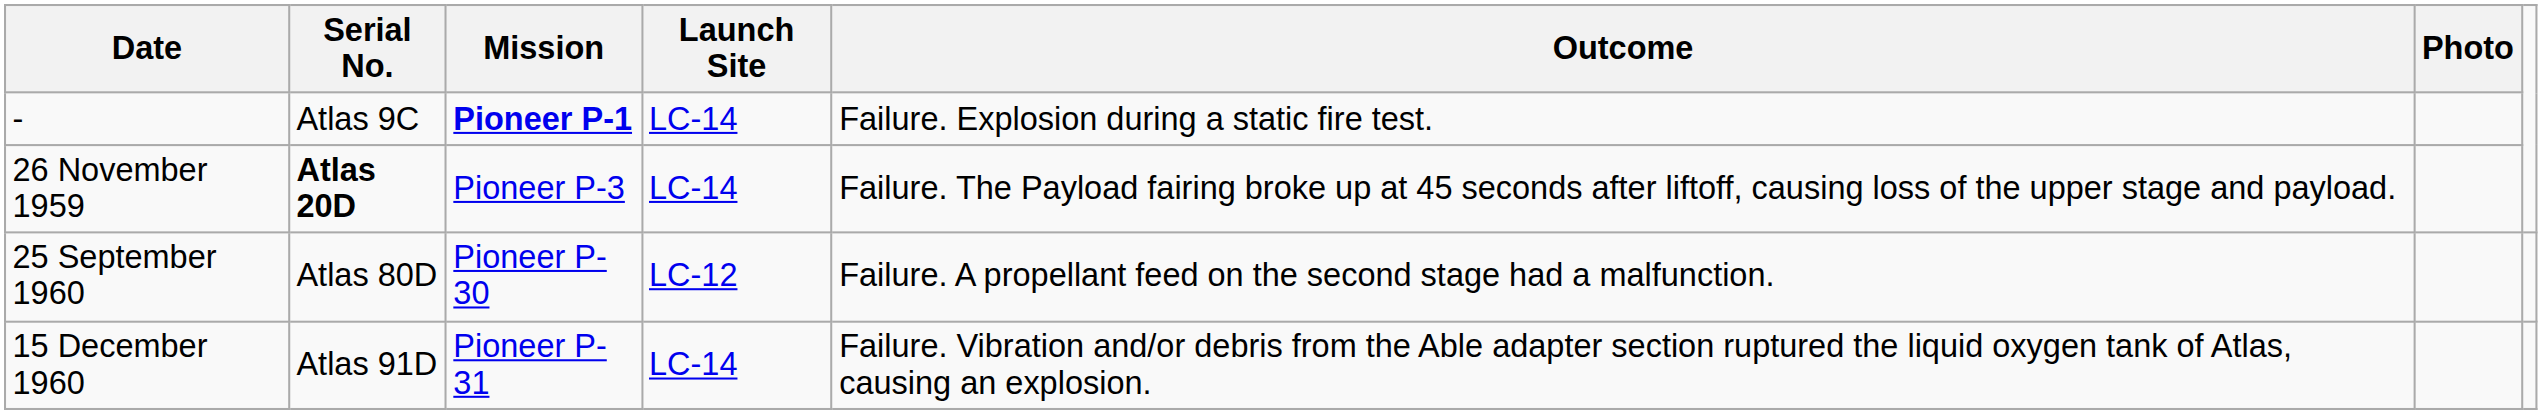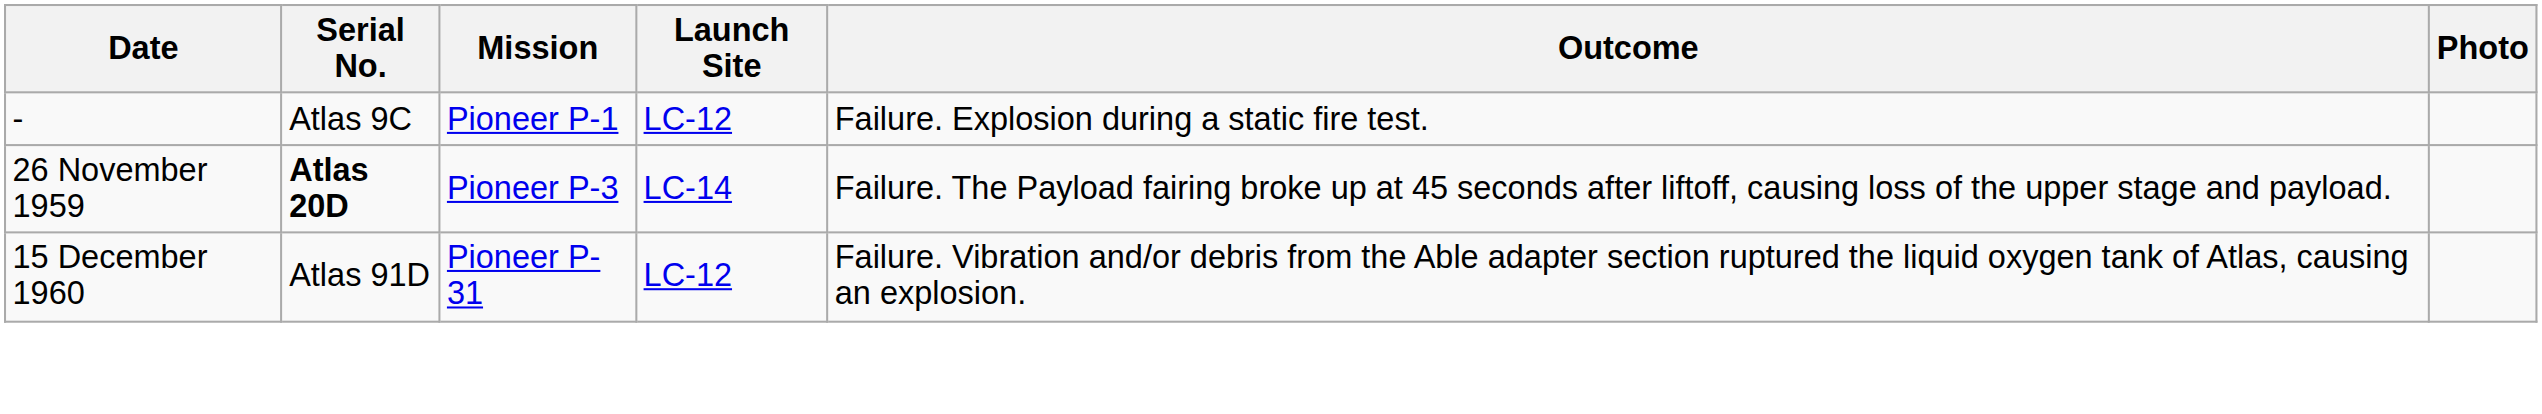(543, 118) bold -> (533, 118) normal
(693, 118) LC-14 -> (688, 118) LC-12
- row: (115, 276)
(693, 364) LC-14 -> (688, 276) LC-12
